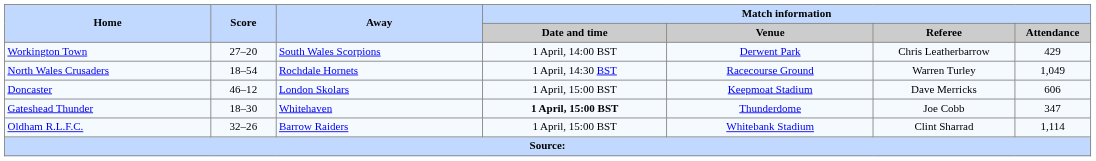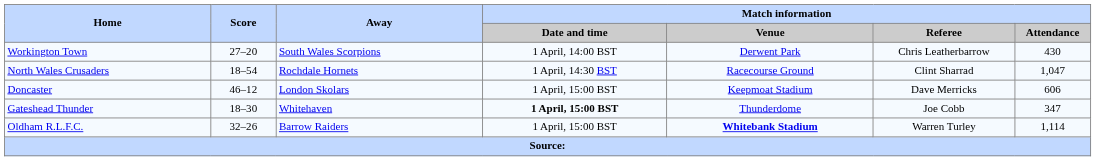(1053, 51) 429 -> (1053, 51) 430
(944, 70) Warren Turley -> (944, 70) Clint Sharrad
(1053, 70) 1,049 -> (1053, 70) 1,047
(770, 127) normal -> (770, 127) bold
(944, 127) Clint Sharrad -> (944, 127) Warren Turley
